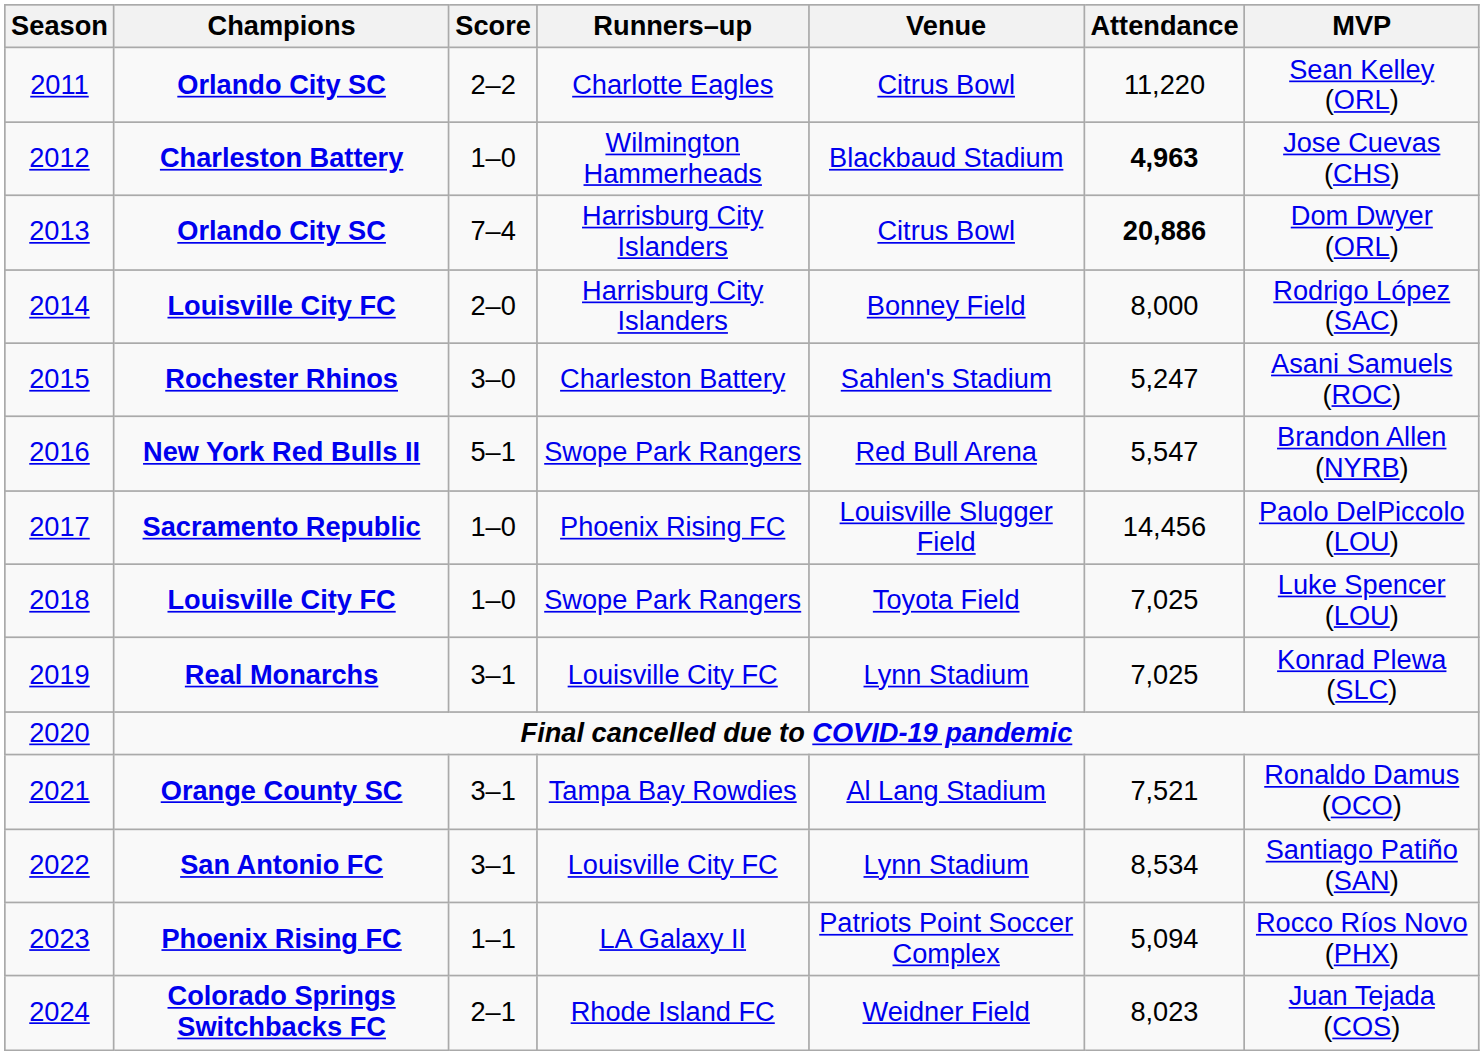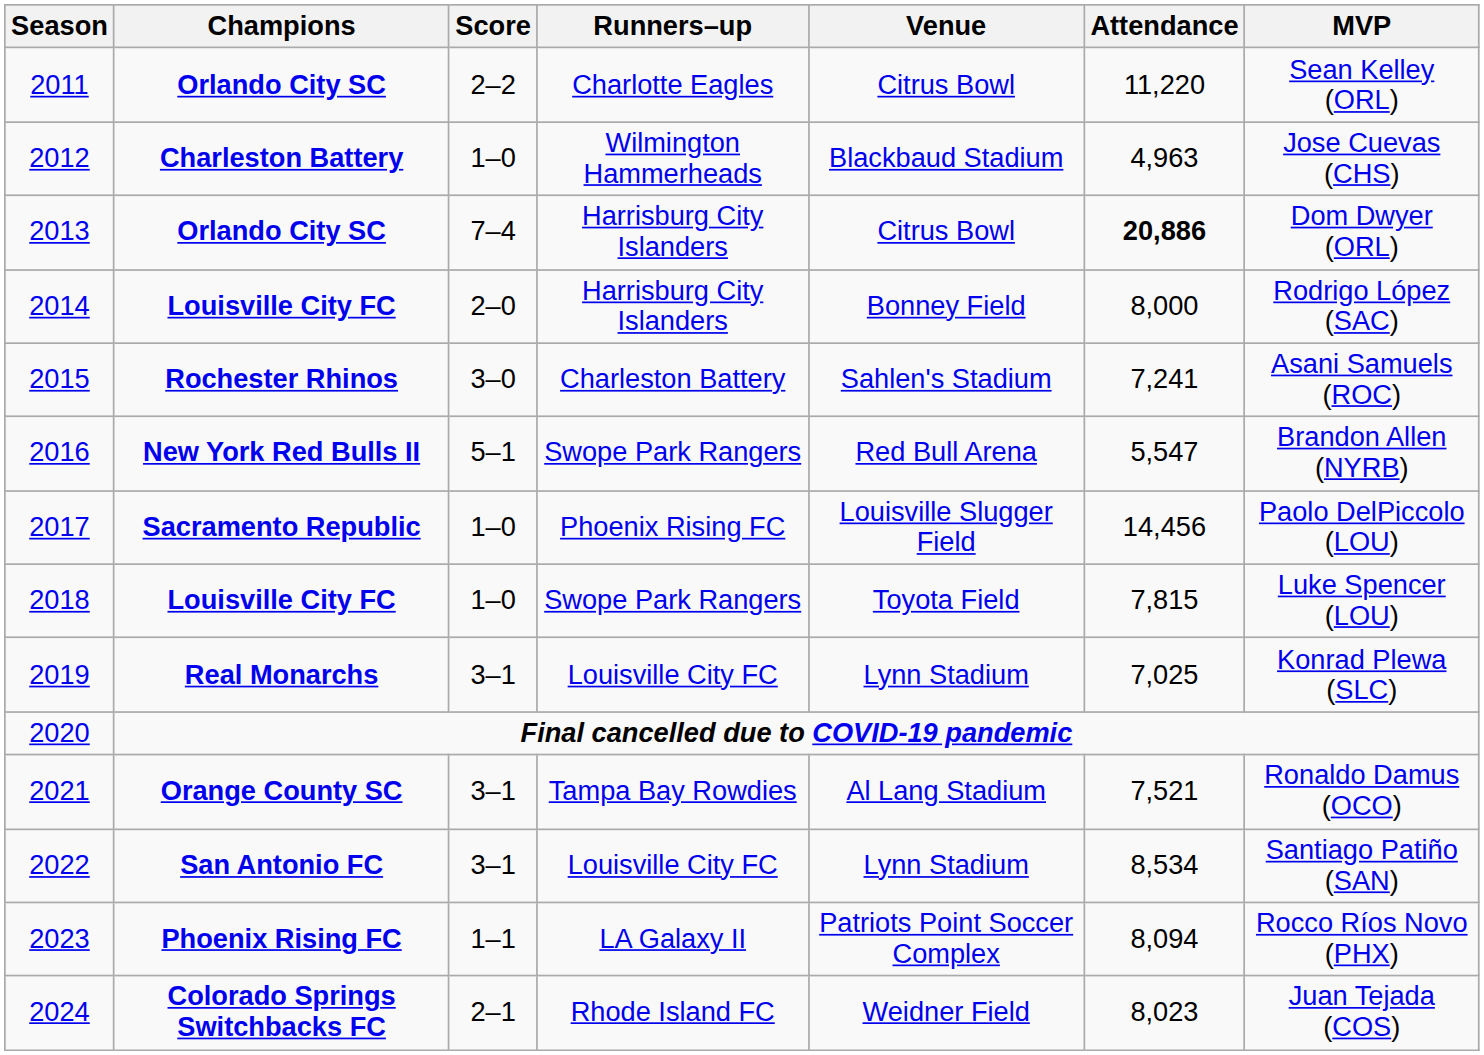(1164, 158) bold -> (1164, 158) normal
(1164, 379) 5,247 -> (1164, 379) 7,241
(1164, 600) 7,025 -> (1164, 600) 7,815
(1164, 938) 5,094 -> (1164, 938) 8,094
